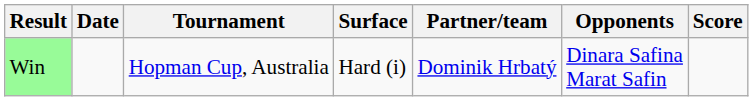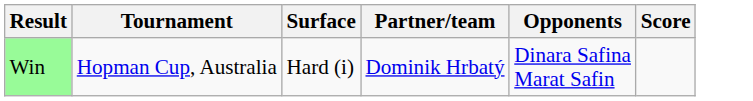- column: (98, 21)
